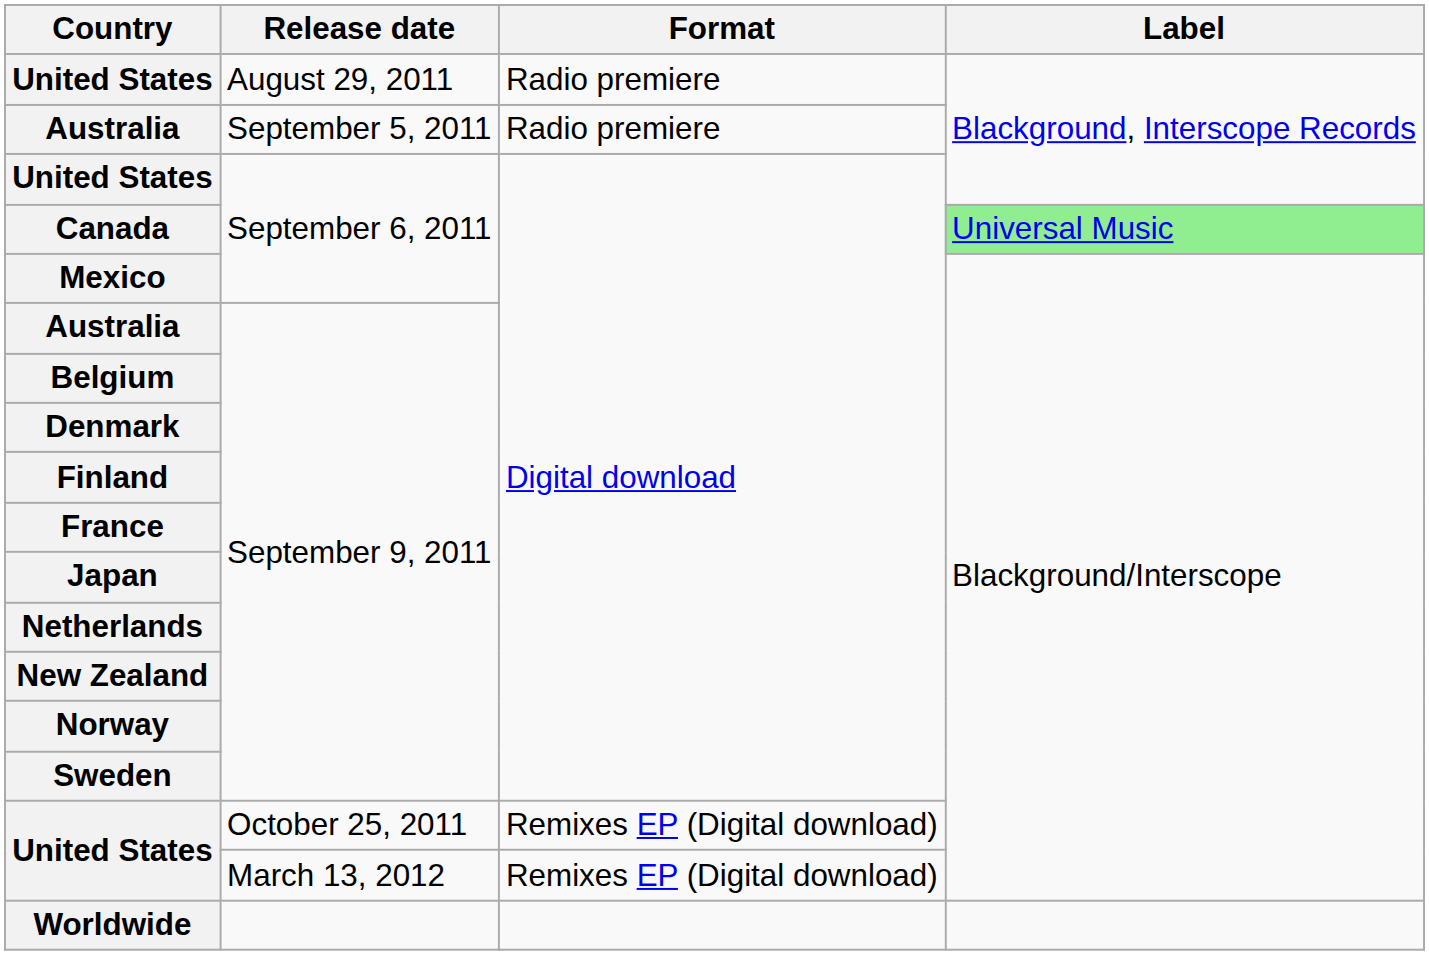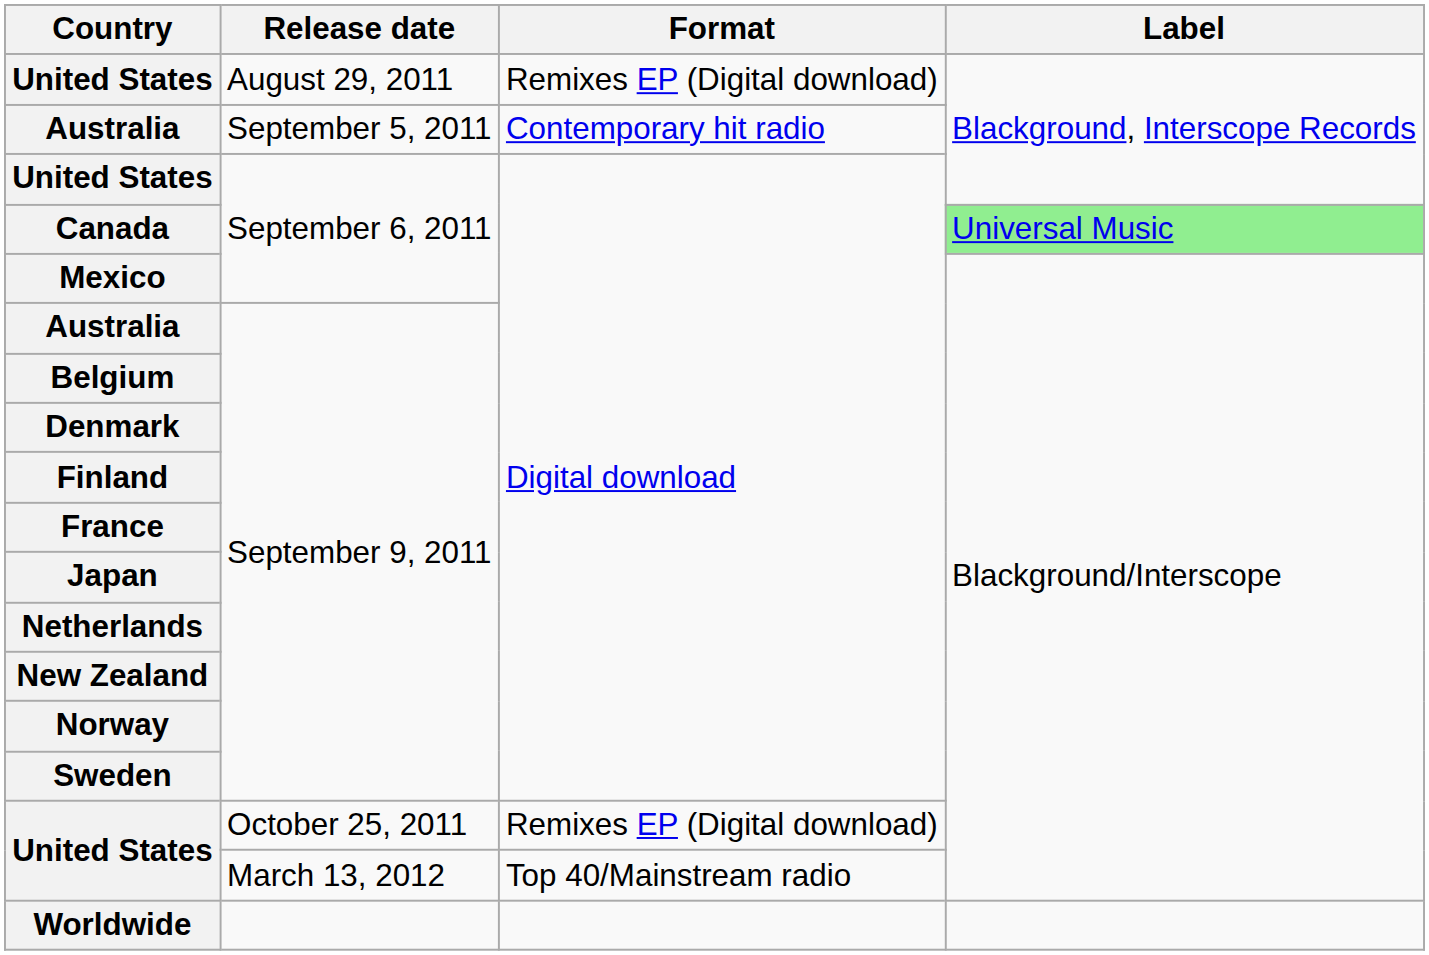(613, 79) Radio premiere -> (722, 79) Remixes EP (Digital download)
(613, 128) Radio premiere -> (665, 128) Contemporary hit radio
(722, 874) Remixes EP (Digital download) -> (679, 874) Top 40/Mainstream radio
